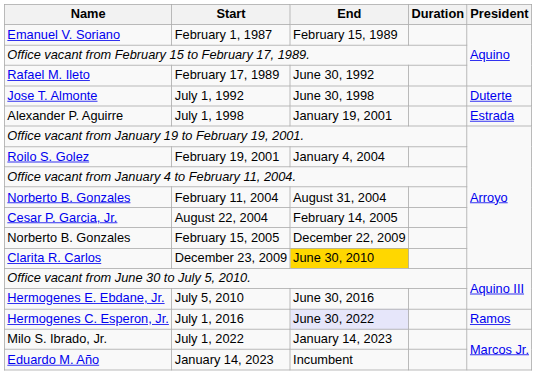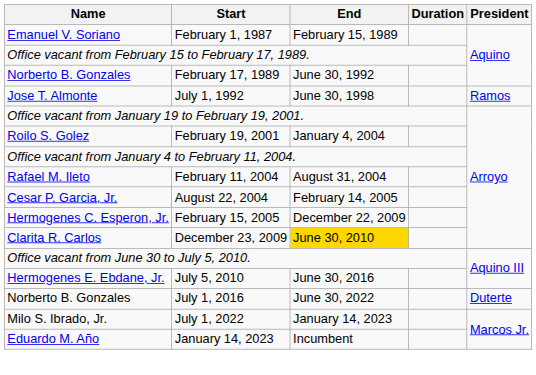(49, 75) Rafael M. Ileto -> (69, 75) Norberto B. Gonzales
(491, 95) Duterte -> (490, 95) Ramos
- row: (209, 116)
(69, 197) Norberto B. Gonzales -> (49, 177) Rafael M. Ileto
(69, 237) Norberto B. Gonzales -> (88, 217) Hermogenes C. Esperon, Jr.
(88, 319) Hermogenes C. Esperon, Jr. -> (69, 298) Norberto B. Gonzales
(334, 319) lavender background -> (334, 298) no background
(490, 319) Ramos -> (491, 298) Duterte
